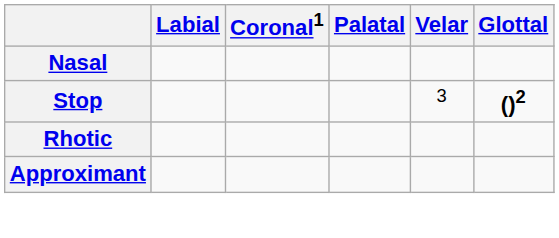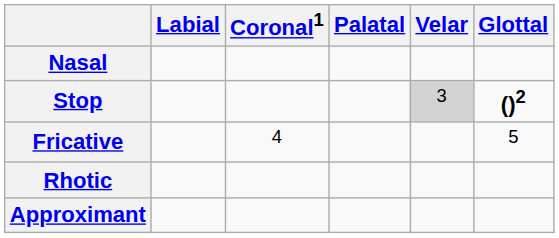(442, 96) no background -> (442, 96) lightgrey background
+ row: (78, 141)
